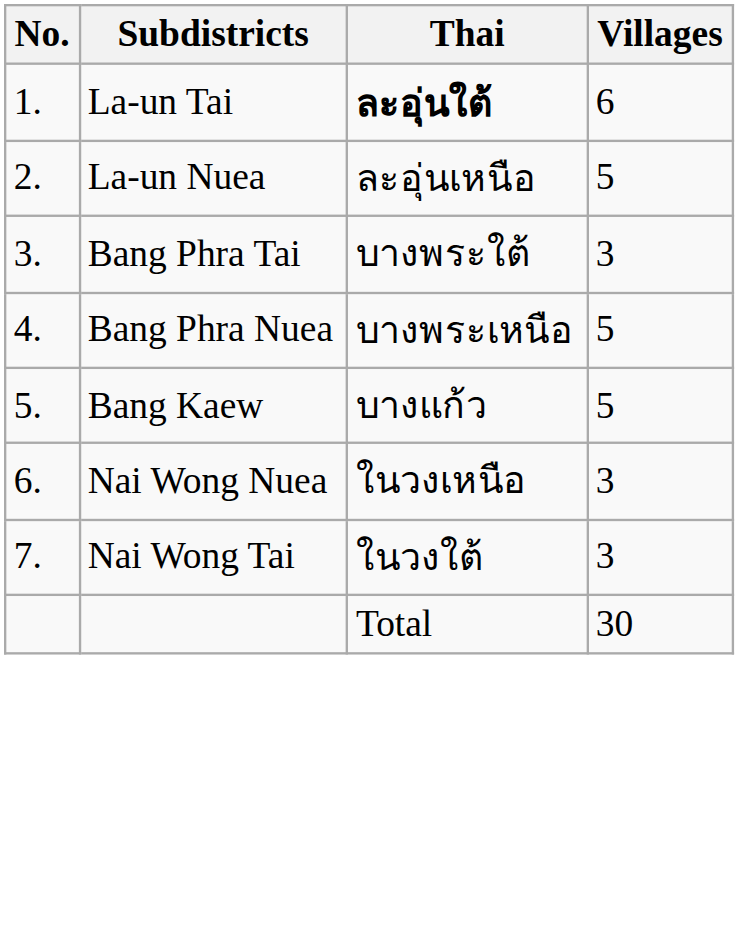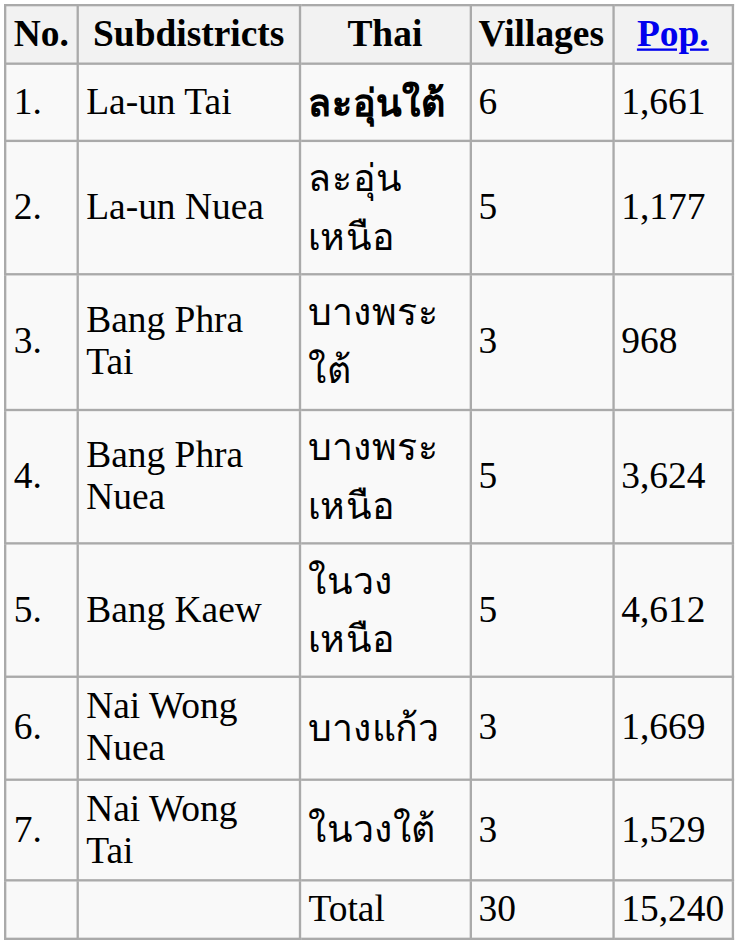+ column: (673, 34)
(421, 405) บางแก้ว -> (352, 610) ในวงเหนือ
(441, 481) ในวงเหนือ -> (374, 728) บางแก้ว
